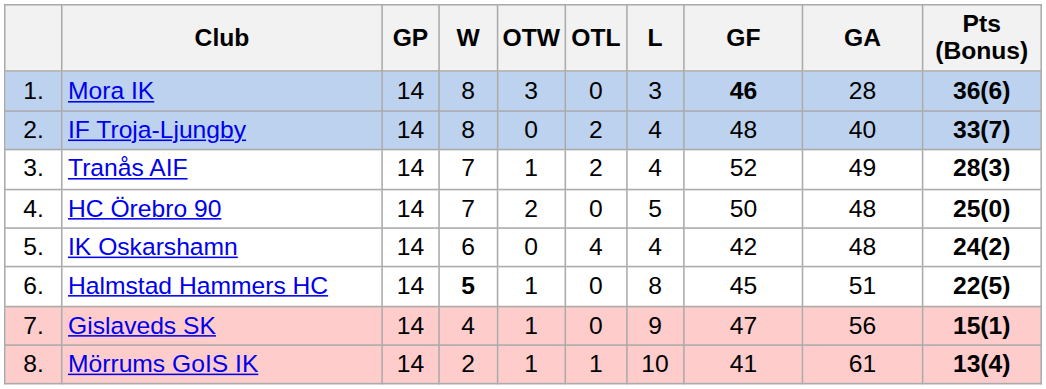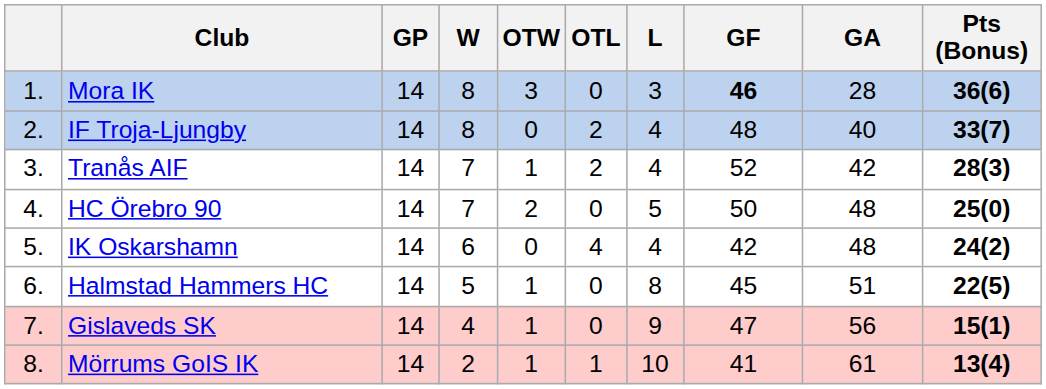(863, 168) 49 -> (863, 168) 42
(468, 286) bold -> (468, 286) normal
